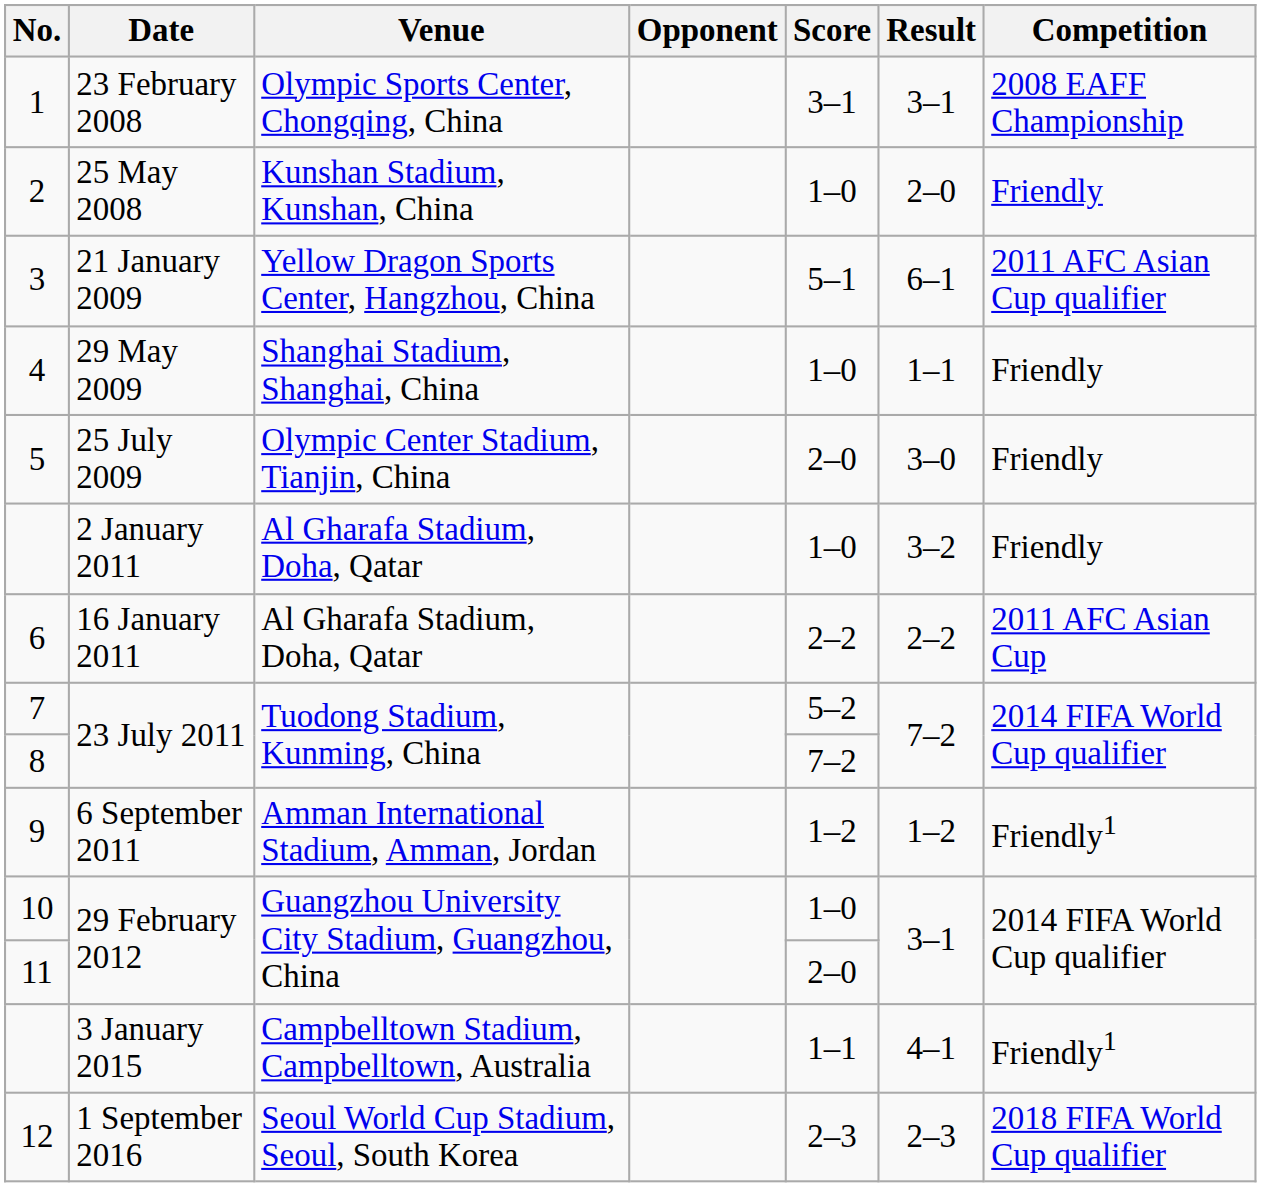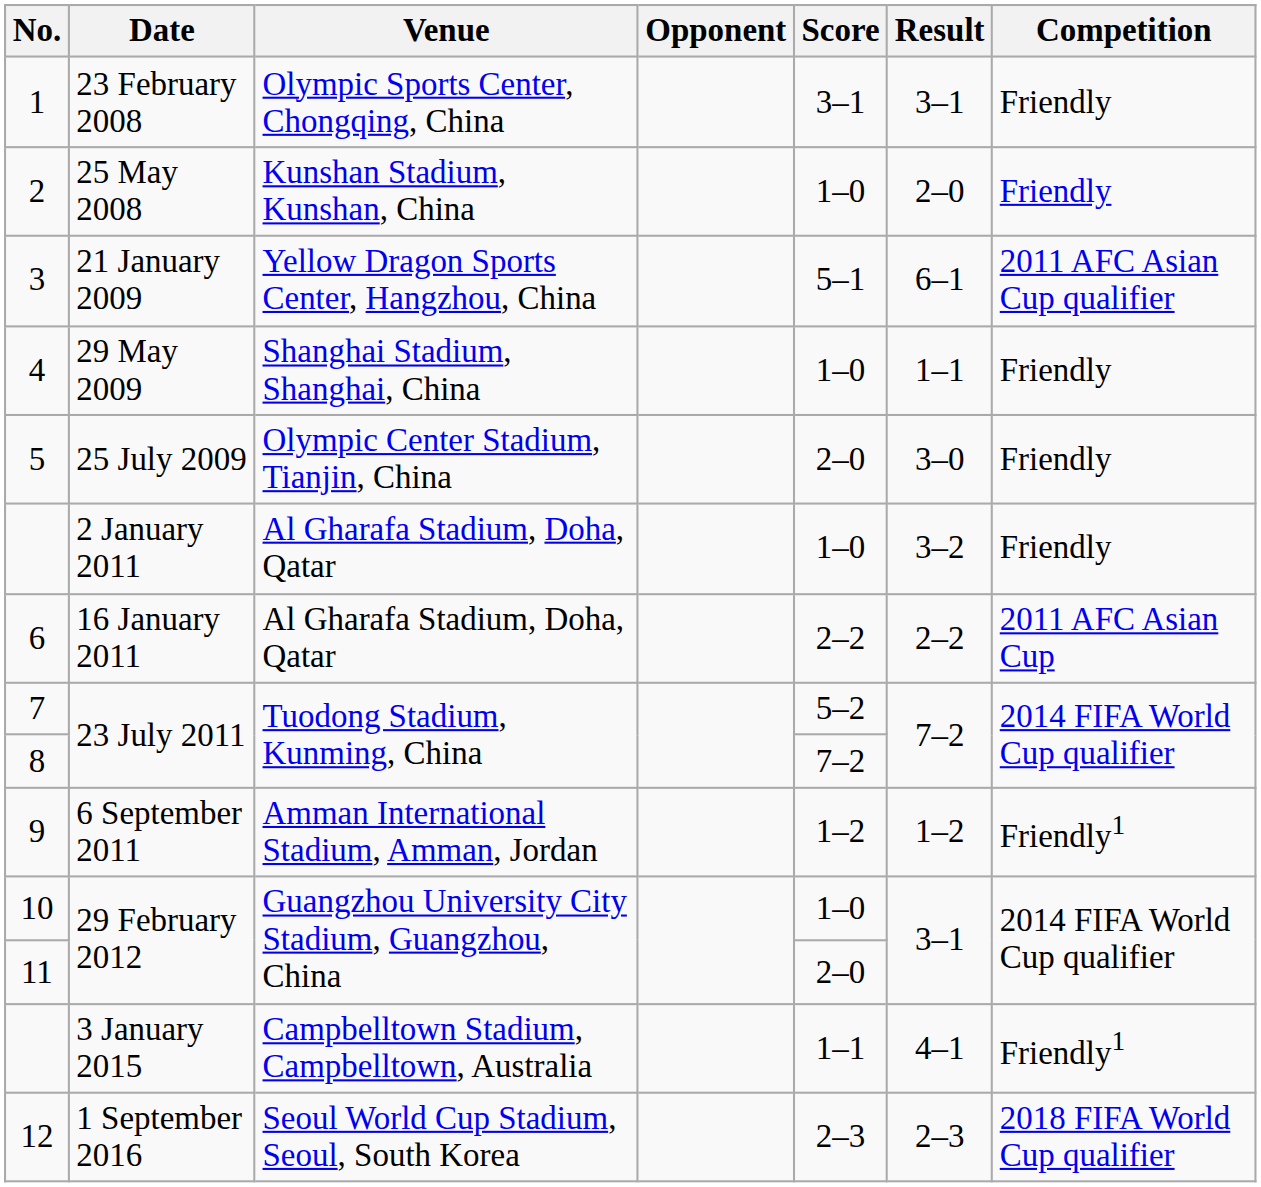(1087, 101) 2008 EAFF Championship -> (1056, 101) Friendly
